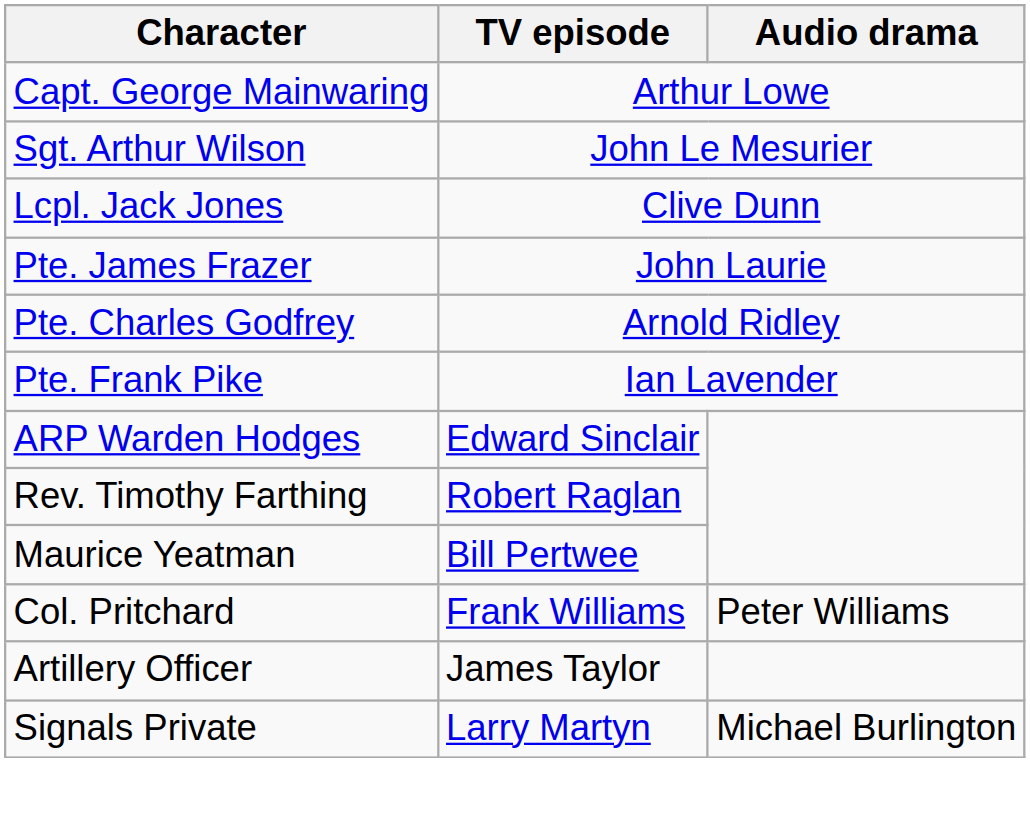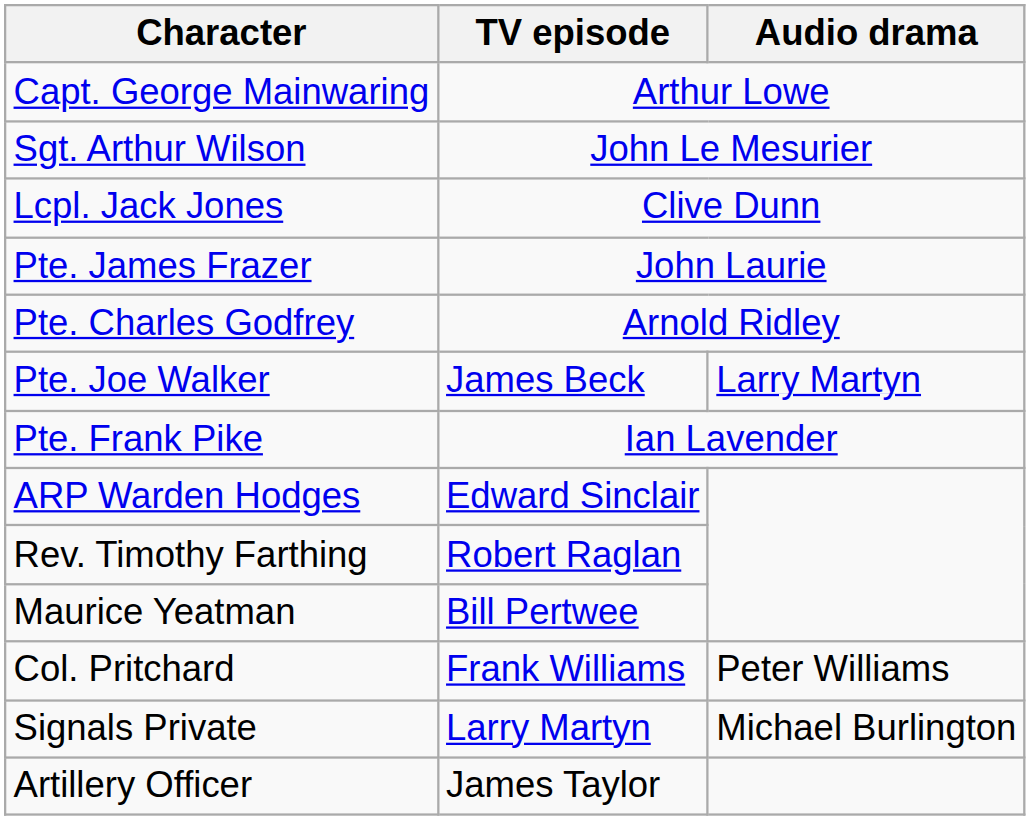+ row: (142, 380)
rows swapped: (135, 727) <-> (133, 669)
